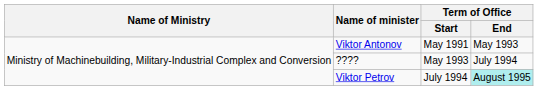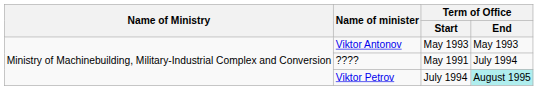(446, 45) May 1991 -> (446, 45) May 1993
(446, 61) May 1993 -> (446, 61) May 1991
